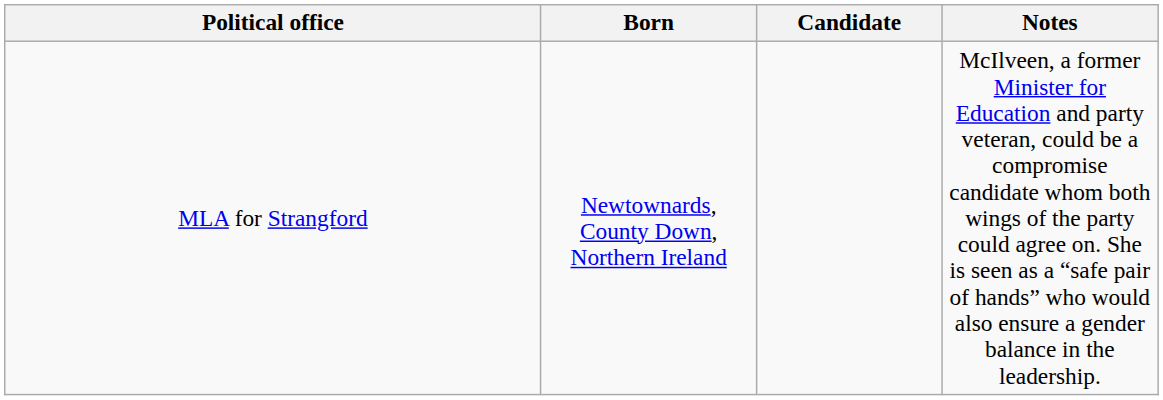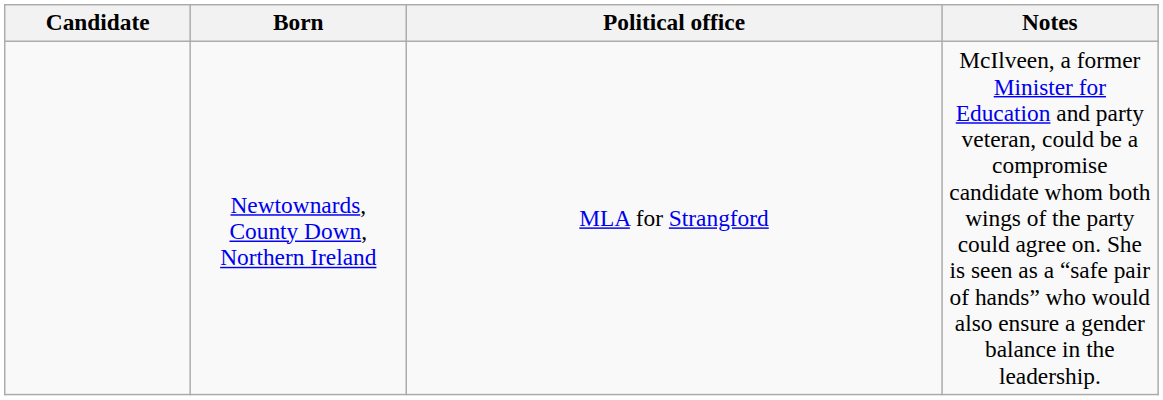columns swapped: (849, 23) <-> (273, 23)
